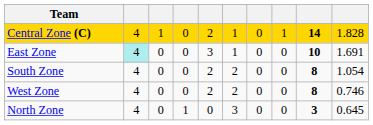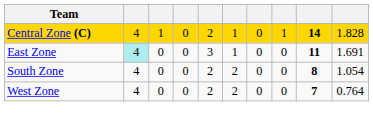(314, 52) 10 -> (314, 52) 11
(314, 91) 8 -> (314, 91) 7
(350, 91) 0.746 -> (350, 91) 0.764
- row: (35, 110)
